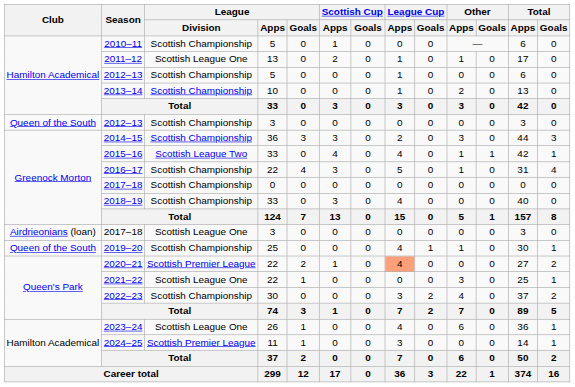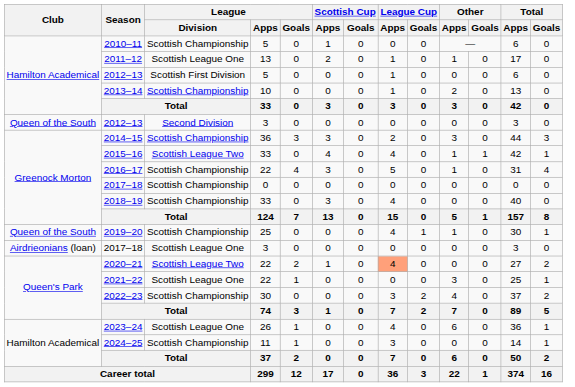(201, 75) Scottish Championship -> (198, 75) Scottish First Division
(201, 122) Scottish Championship -> (198, 122) Second Division
rows swapped: (123, 232) <-> (123, 248)
(201, 264) Scottish Premier League -> (198, 264) Scottish League Two
(201, 342) Scottish Premier League -> (198, 342) Scottish Championship
